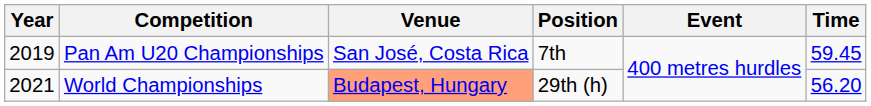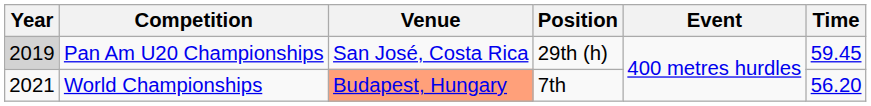(32, 52) no background -> (32, 52) lightgrey background
(552, 52) 7th -> (573, 52) 29th (h)
(573, 85) 29th (h) -> (552, 85) 7th
